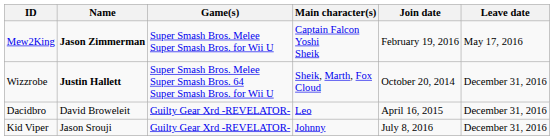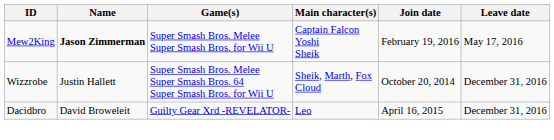(90, 82) bold -> (88, 82) normal
- row: (28, 127)
